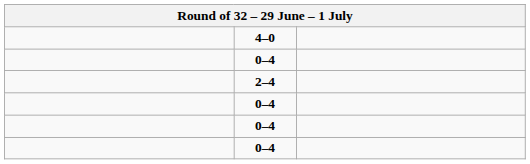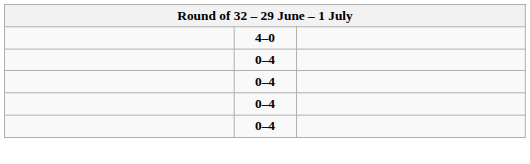- row: (119, 82)
